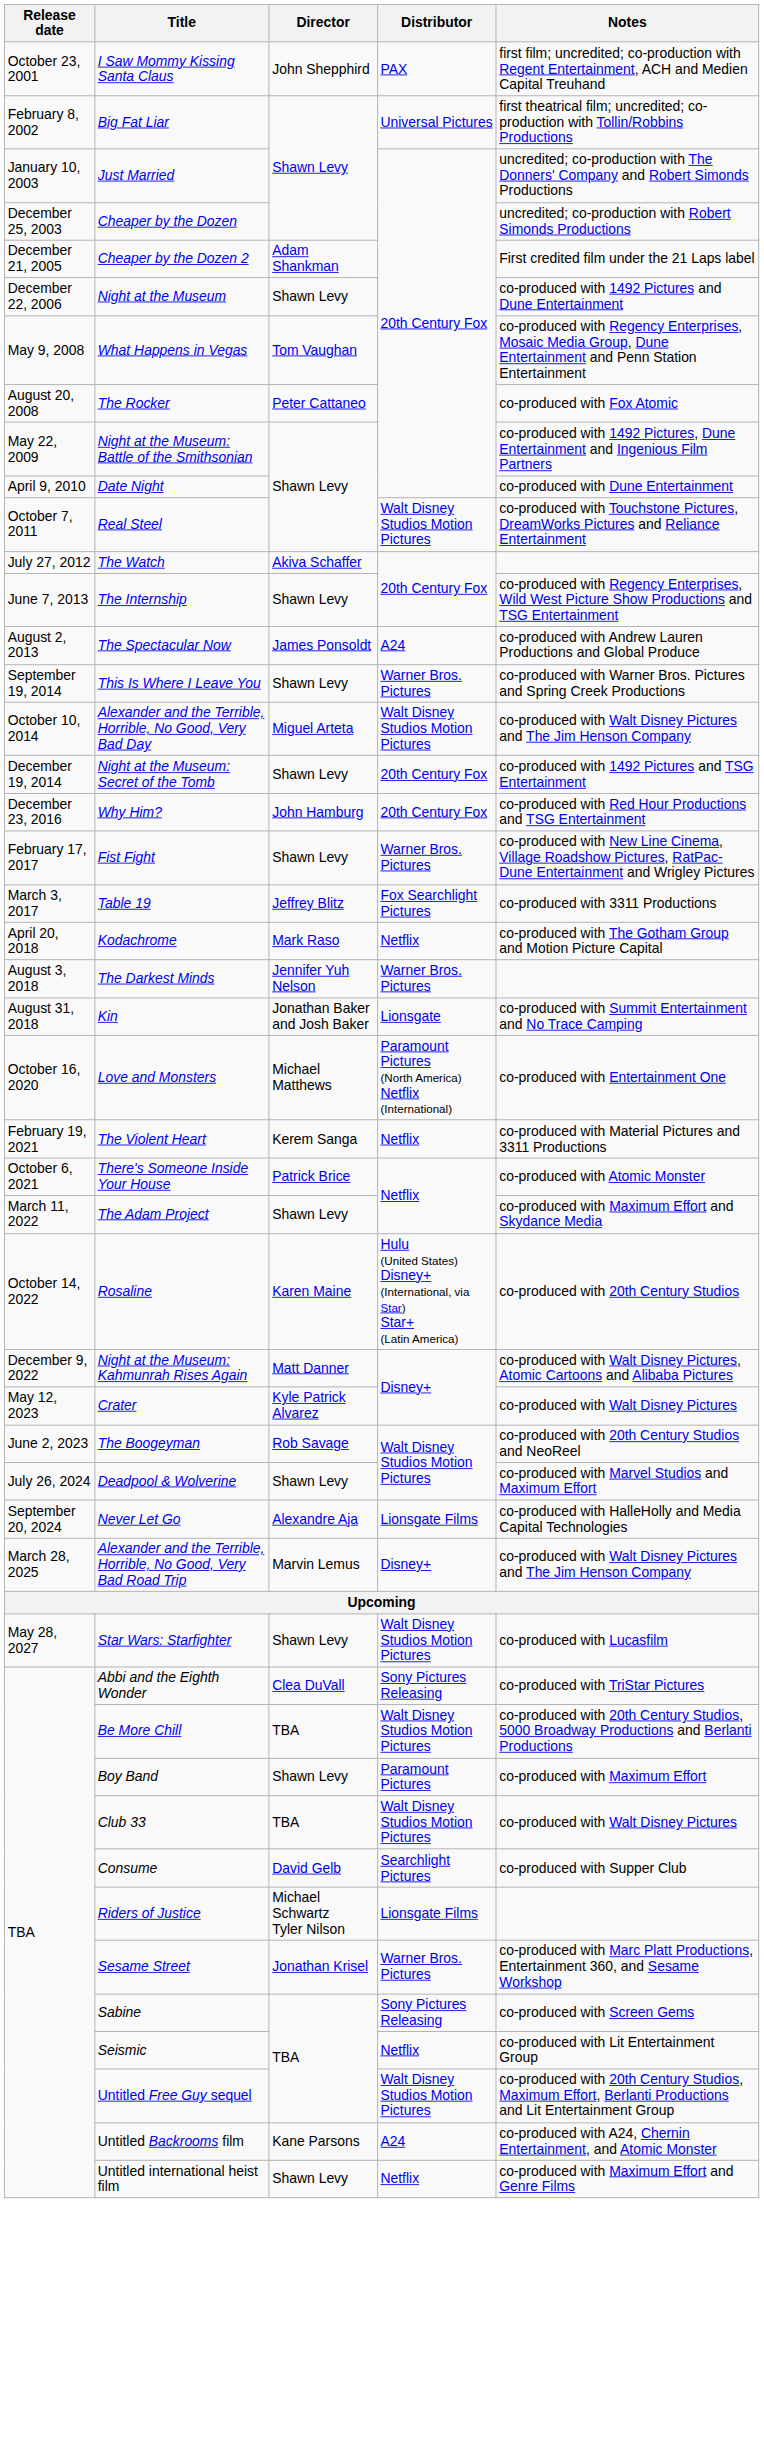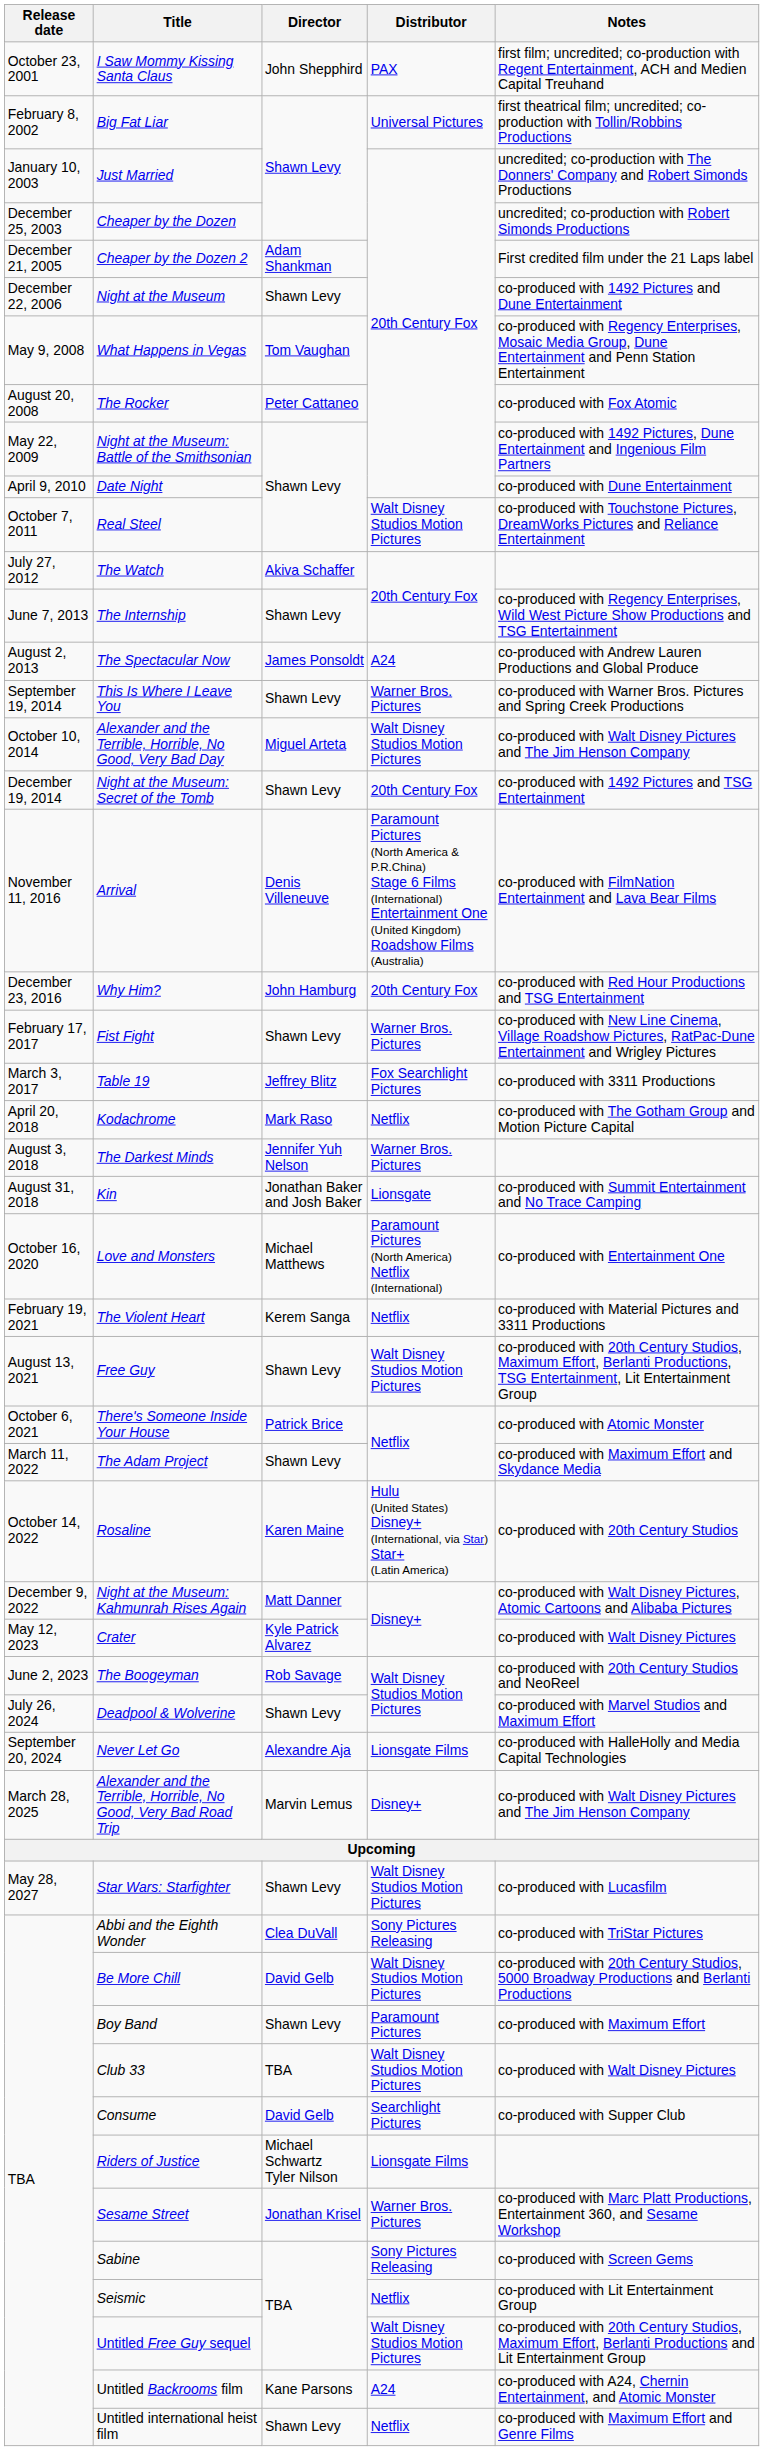+ row: (116, 890)
+ row: (126, 1371)
(286, 1731) TBA -> (299, 1979) David Gelb
